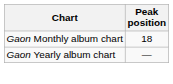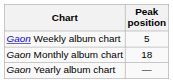+ row: (64, 39)
